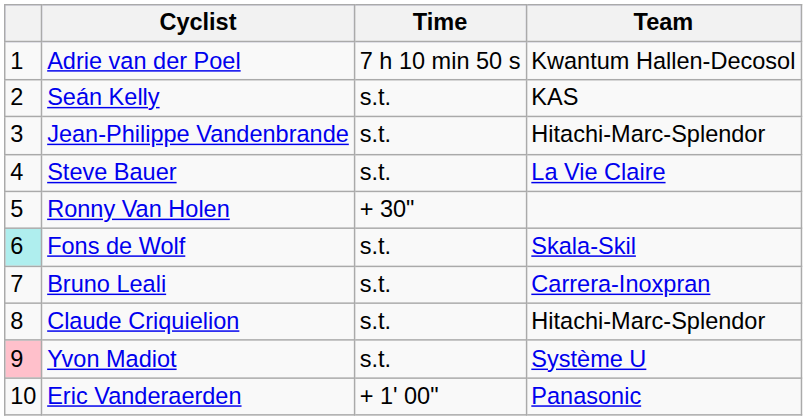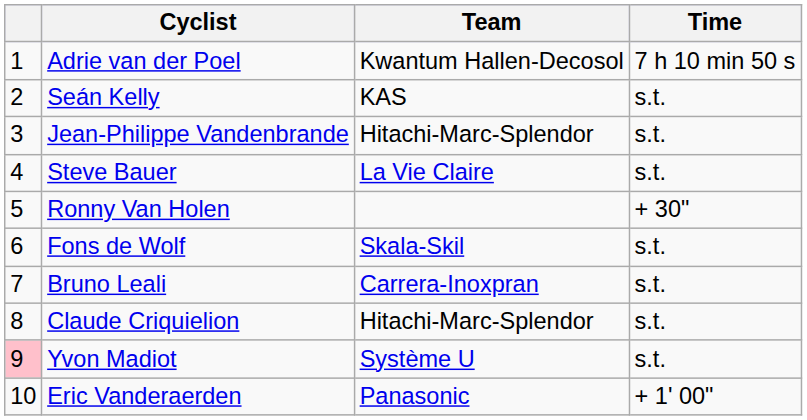columns swapped: (663, 23) <-> (440, 23)
(17, 246) paleturquoise background -> (17, 246) no background
